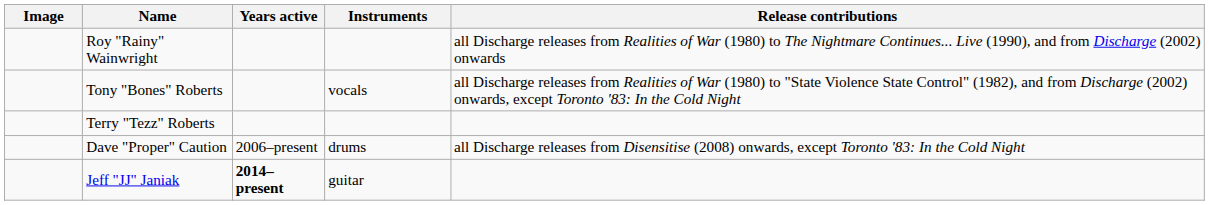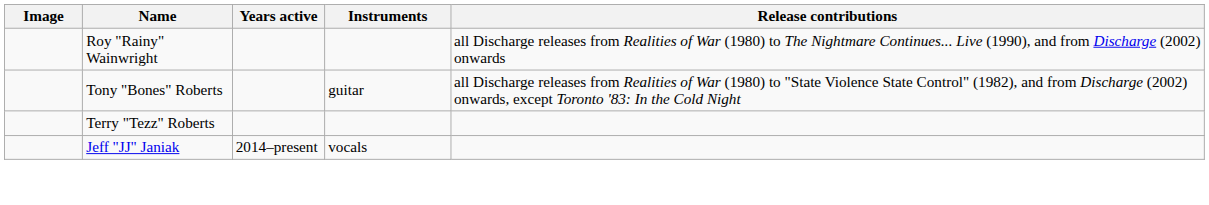(348, 90) vocals -> (346, 90) guitar
- row: (157, 147)
(260, 179) bold -> (277, 147) normal
(346, 179) guitar -> (348, 147) vocals
